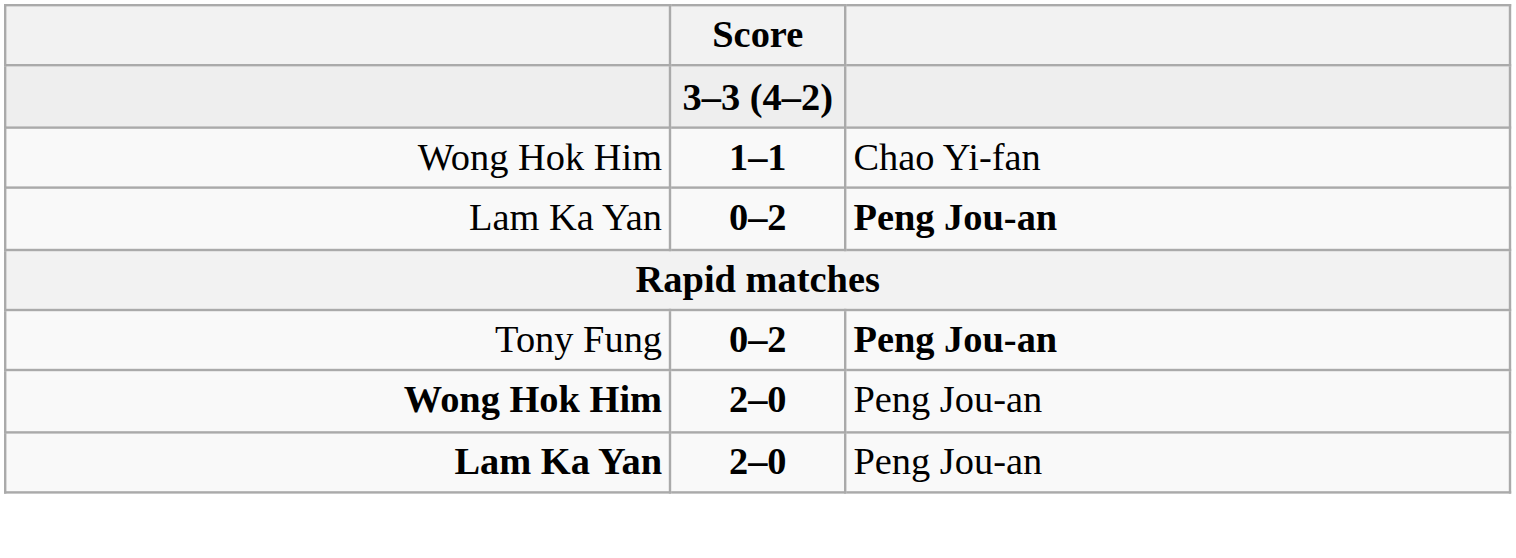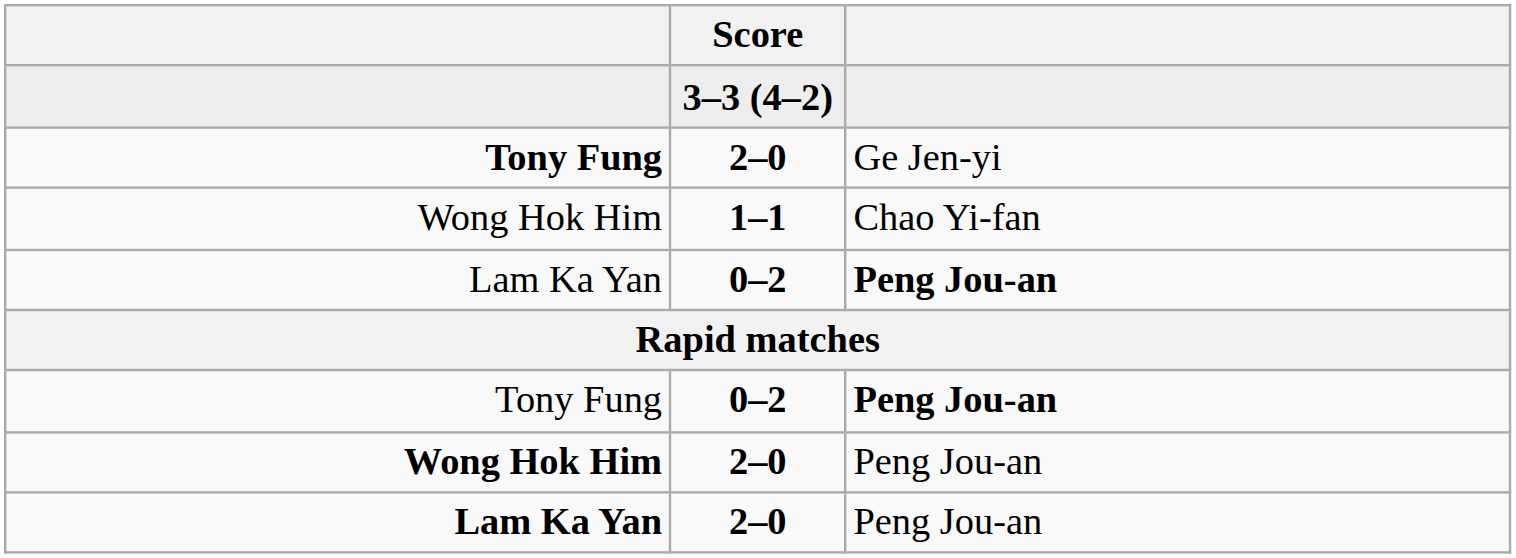+ row: (574, 156)
